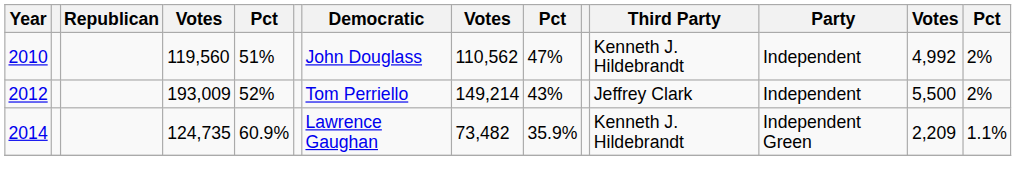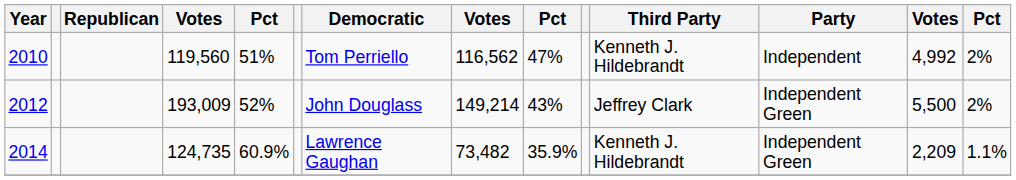(364, 56) John Douglass -> (357, 56) Tom Perriello
(487, 56) 110,562 -> (487, 56) 116,562
(357, 94) Tom Perriello -> (364, 104) John Douglass
(812, 94) Independent -> (812, 104) Independent Green
